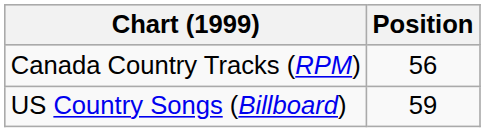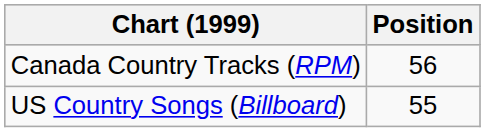(423, 106) 59 -> (423, 106) 55
